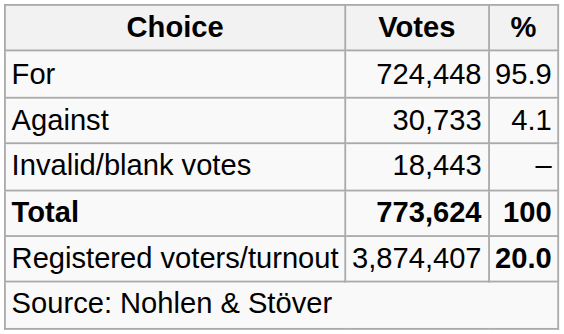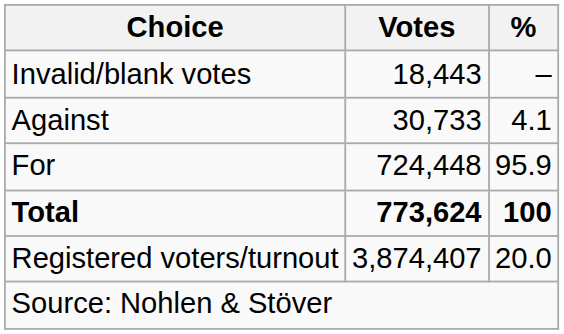rows swapped: (33, 73) <-> (131, 166)
(523, 258) bold -> (523, 258) normal
